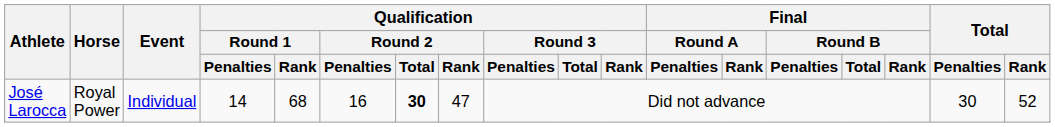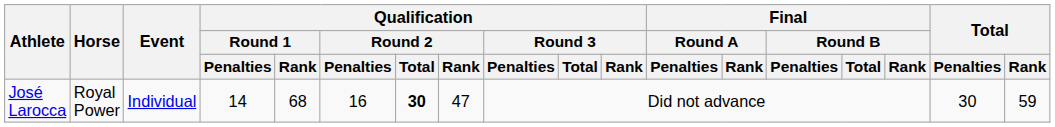(1027, 101) 52 -> (1027, 101) 59
